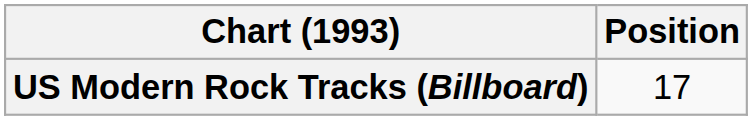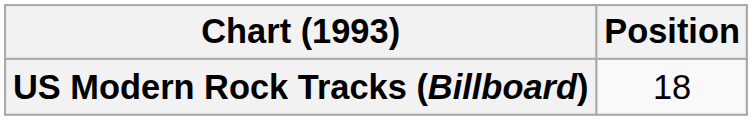(672, 86) 17 -> (672, 86) 18
